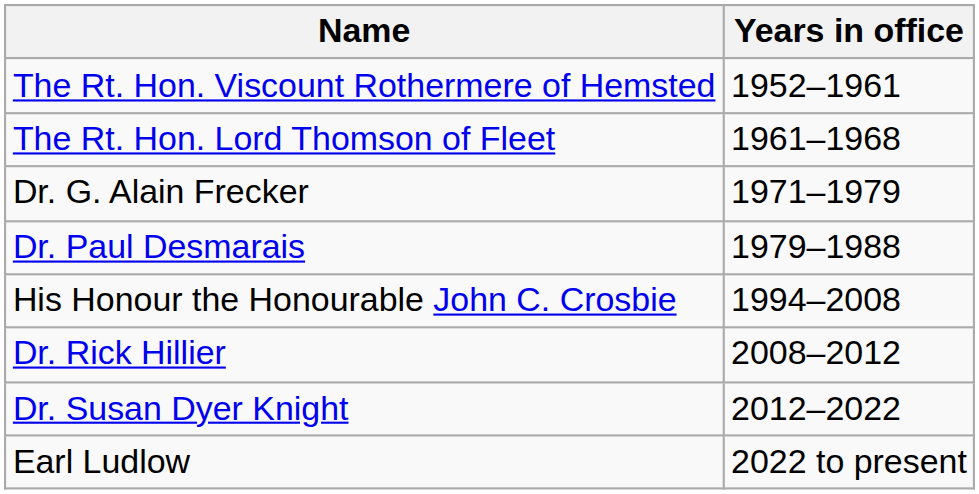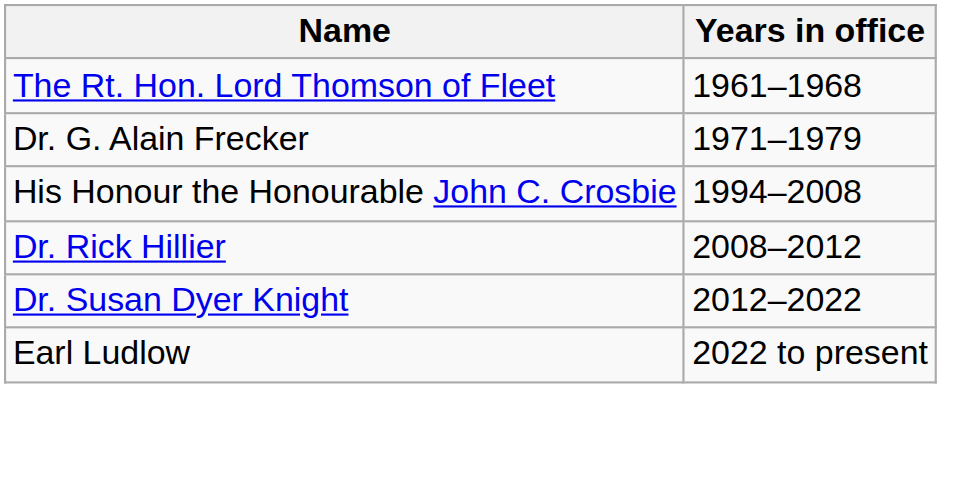- row: (364, 85)
- row: (159, 246)
